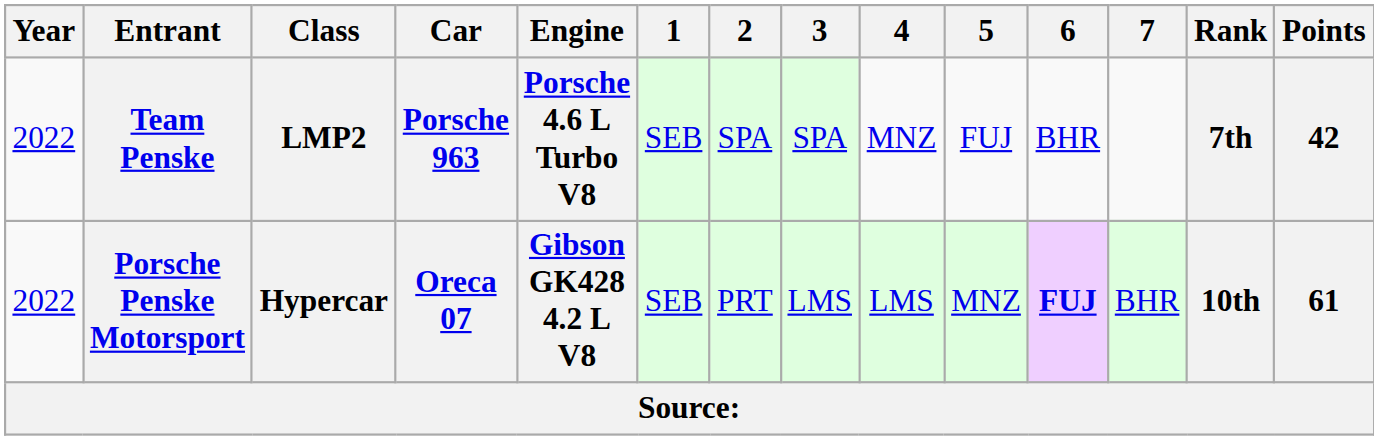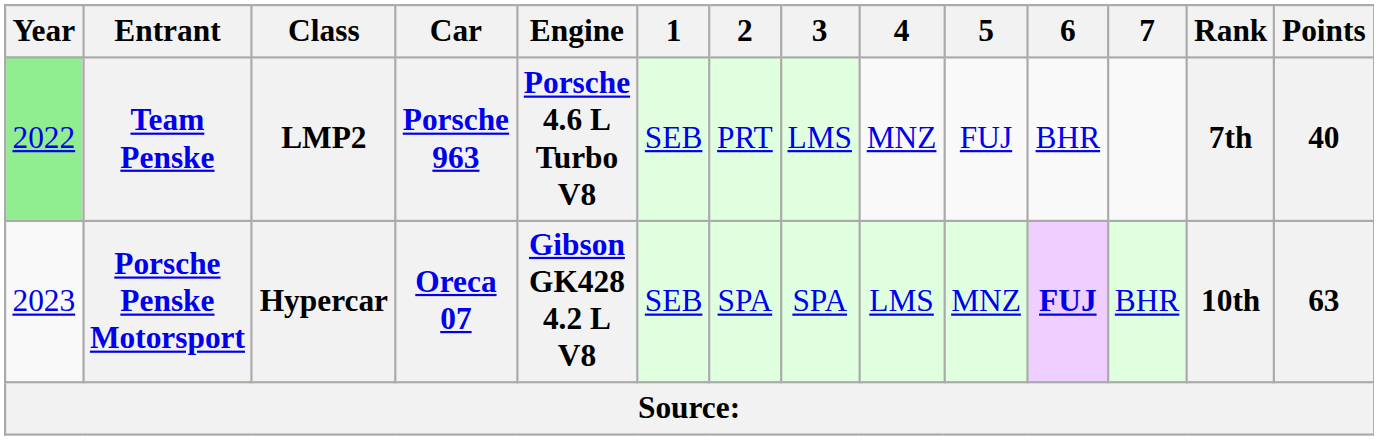(44, 138) no background -> (44, 138) lightgreen background
(745, 138) SPA -> (745, 138) PRT
(820, 138) SPA -> (820, 138) LMS
(1324, 138) 42 -> (1324, 138) 40
(44, 301) 2022 -> (44, 301) 2023
(745, 301) PRT -> (745, 301) SPA
(820, 301) LMS -> (820, 301) SPA
(1324, 301) 61 -> (1324, 301) 63
